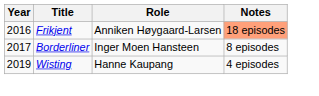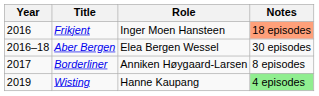(158, 30) Anniken Høygaard-Larsen -> (173, 30) Inger Moen Hansteen
+ row: (85, 47)
(147, 47) Inger Moen Hansteen -> (184, 64) Anniken Høygaard-Larsen
(253, 64) no background -> (279, 82) lightgreen background
